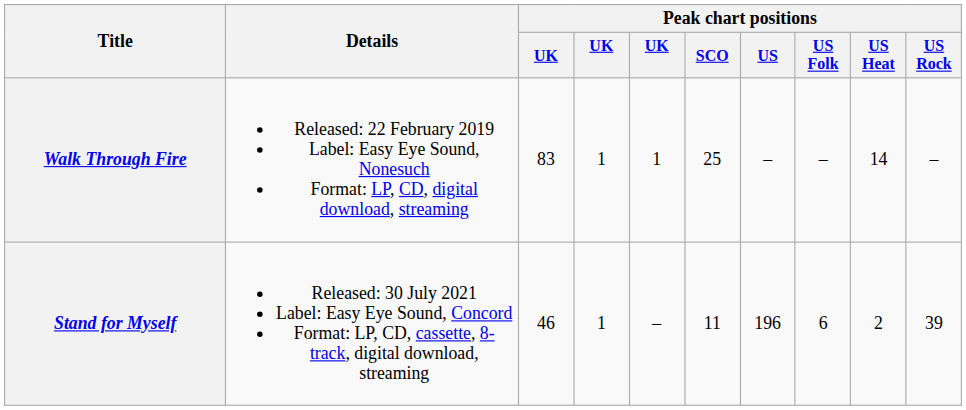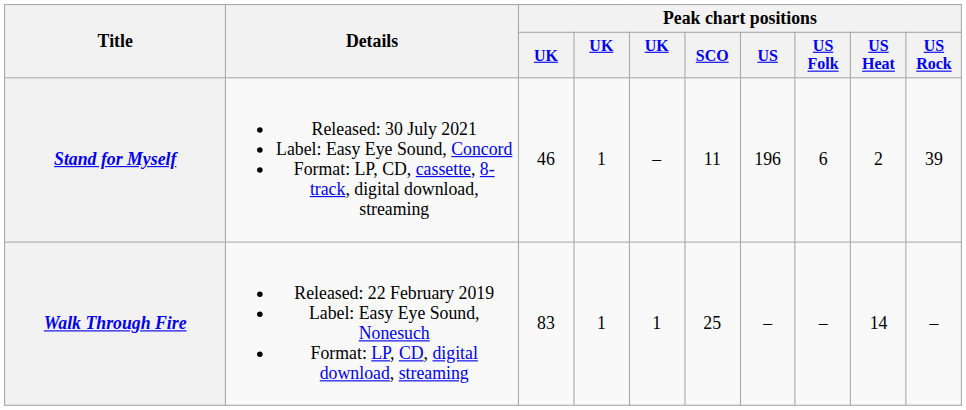rows swapped: (115, 159) <-> (115, 323)
